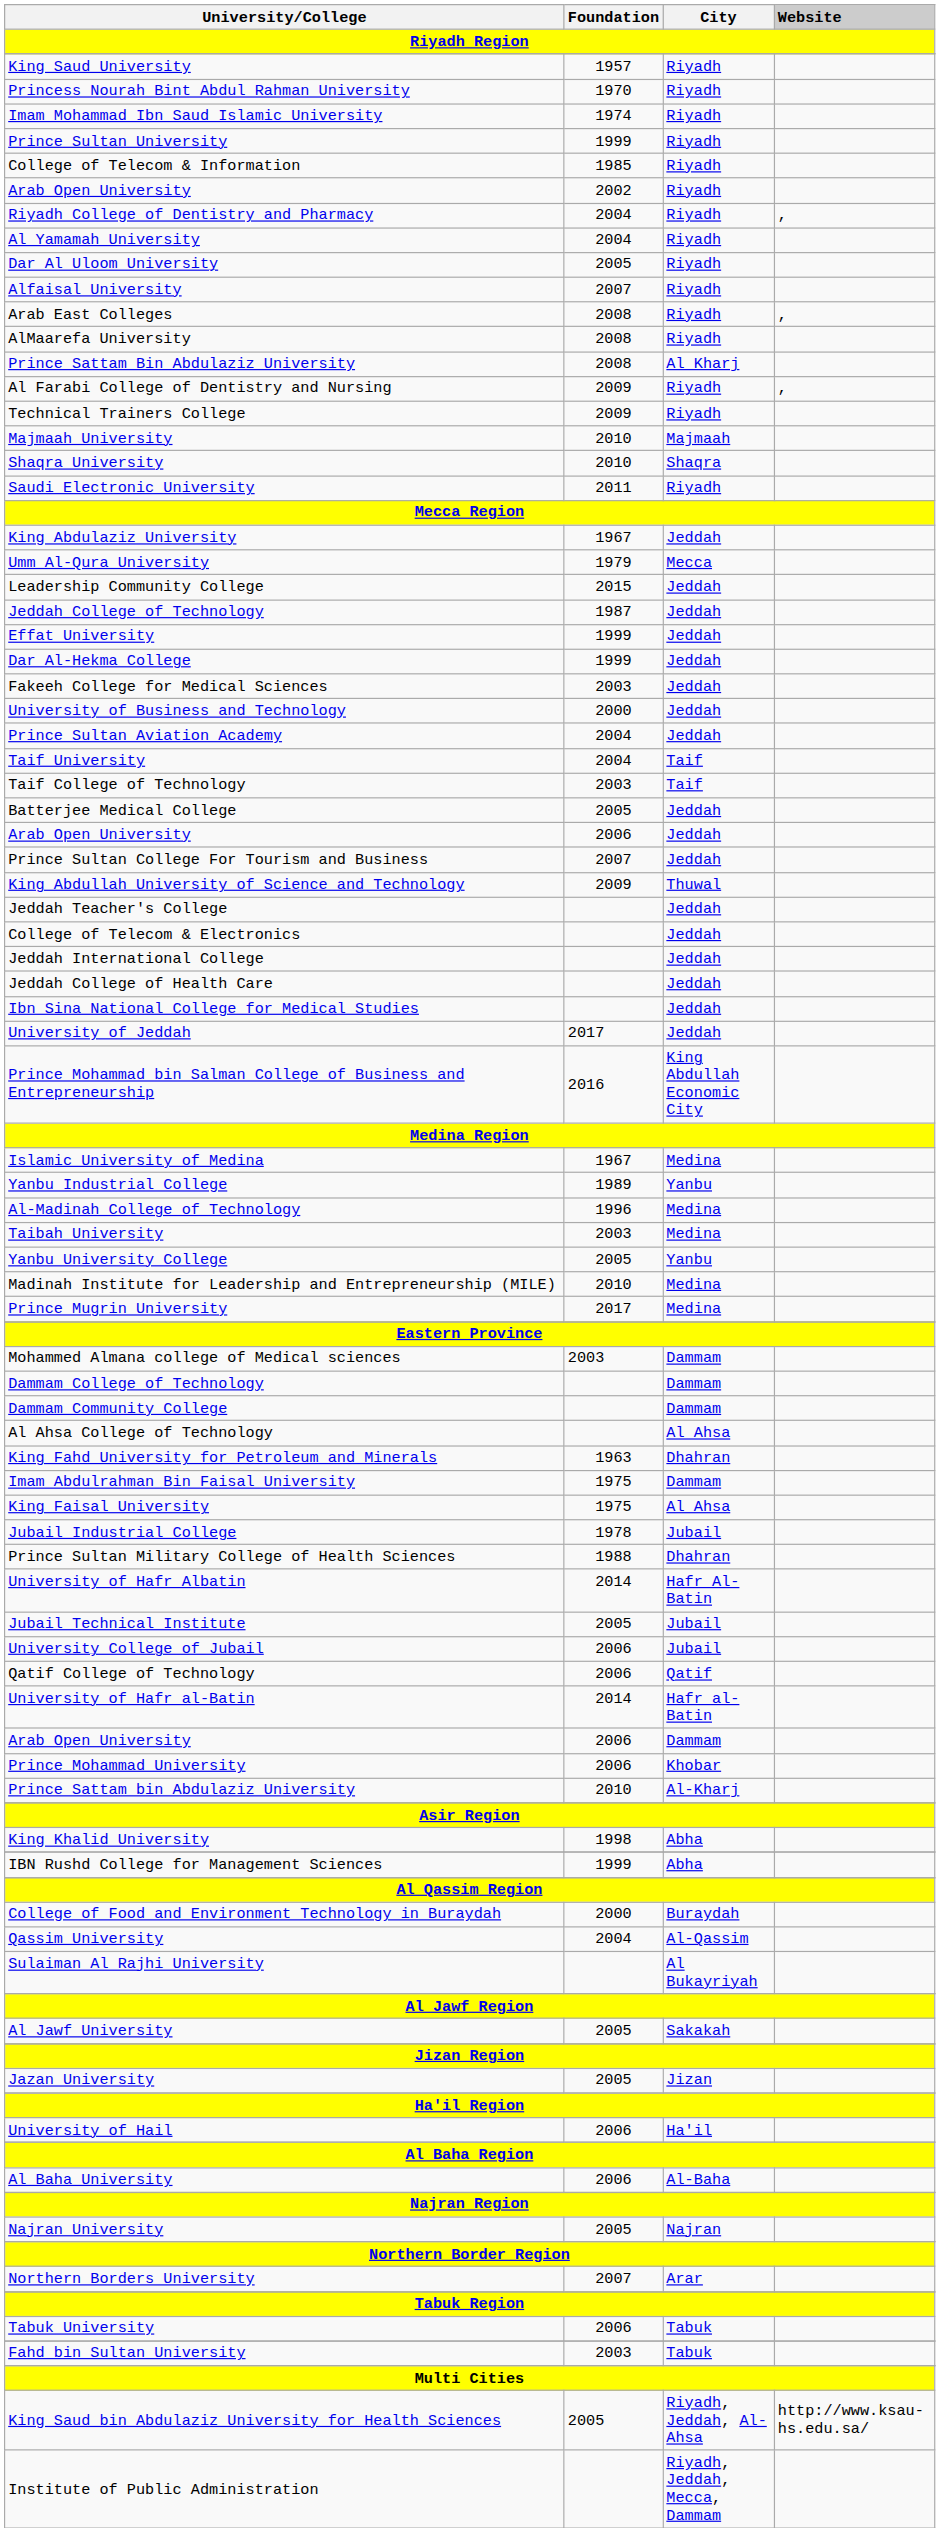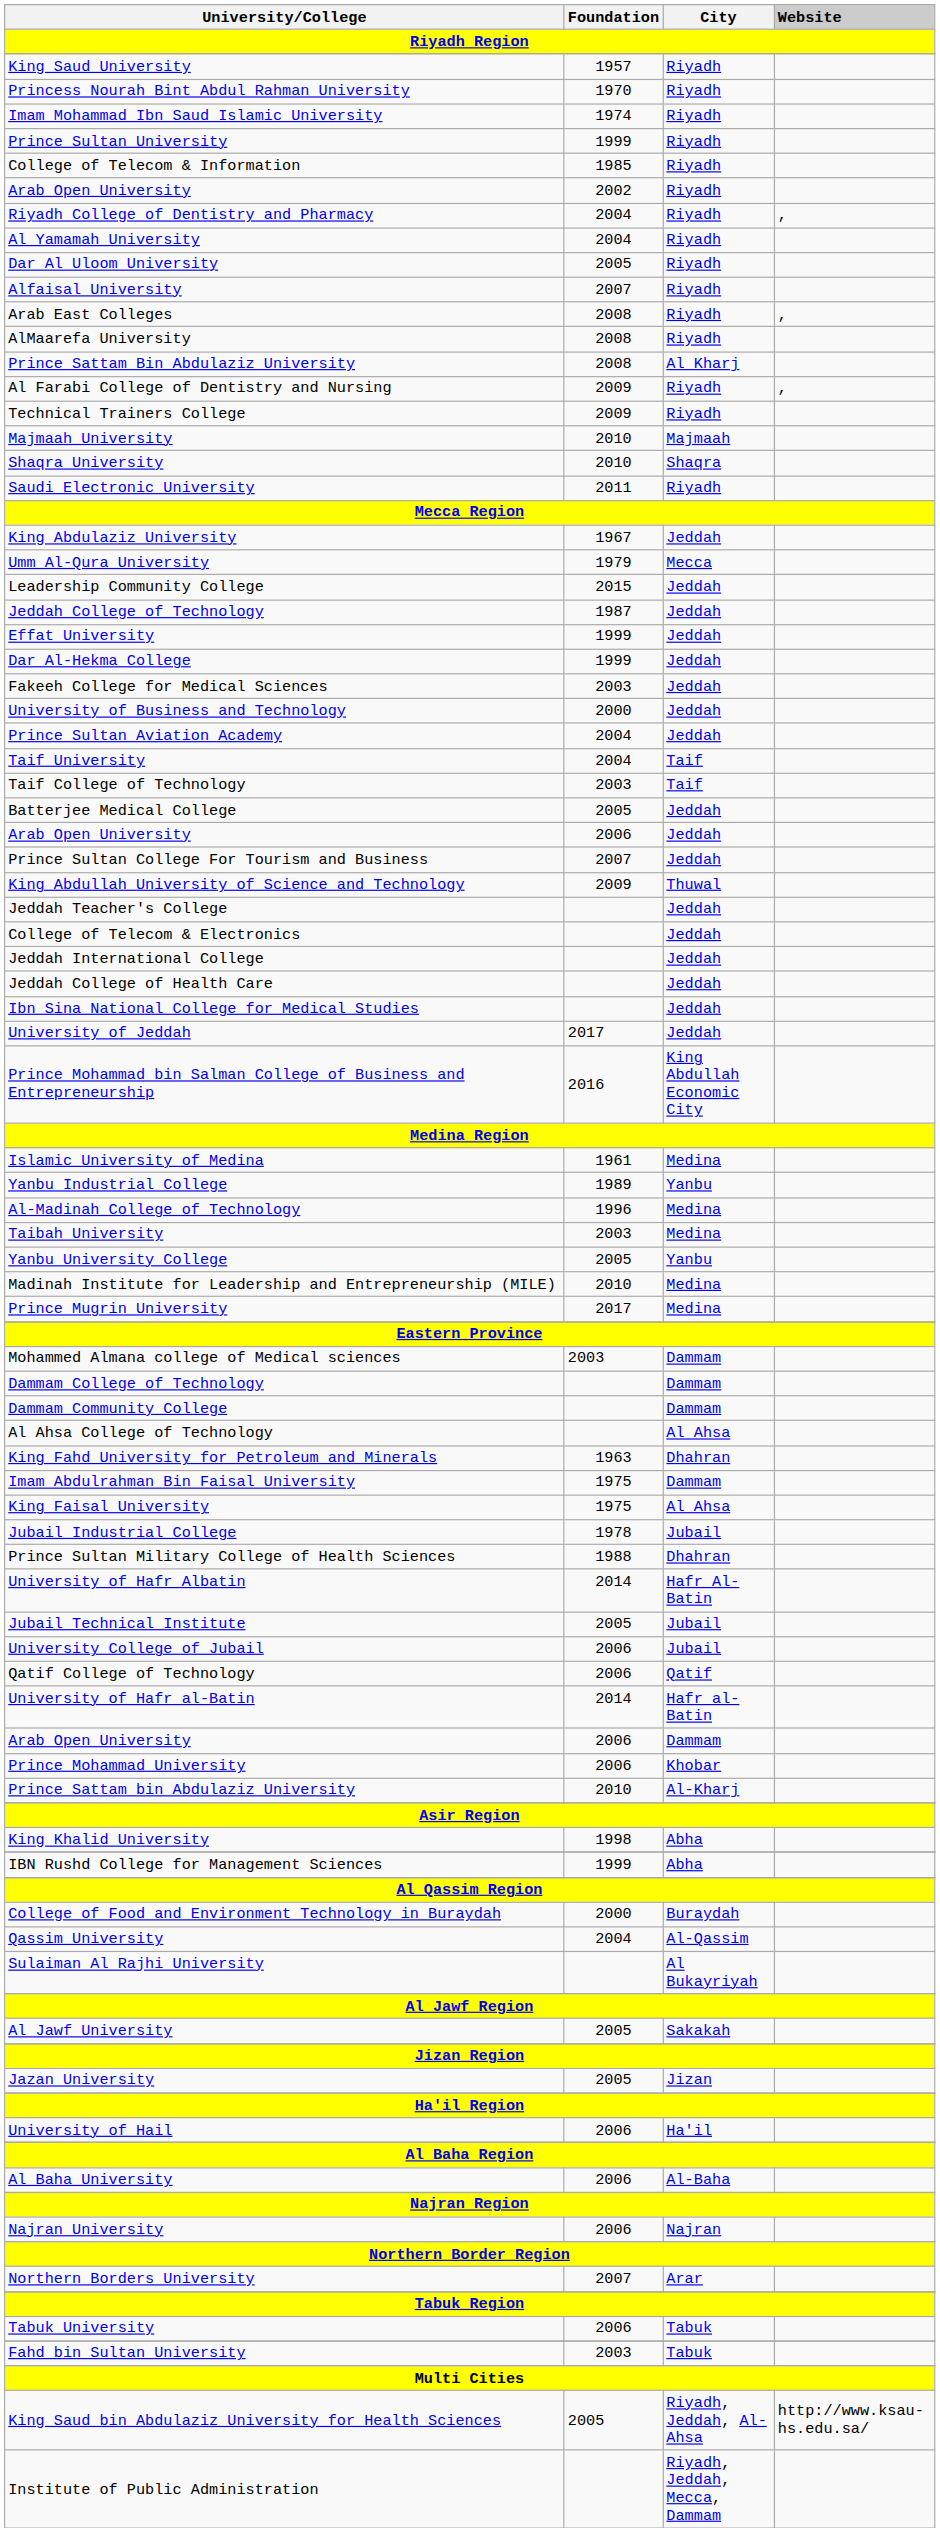(613, 1160) 1967 -> (613, 1160) 1961
(613, 2229) 2005 -> (613, 2229) 2006
